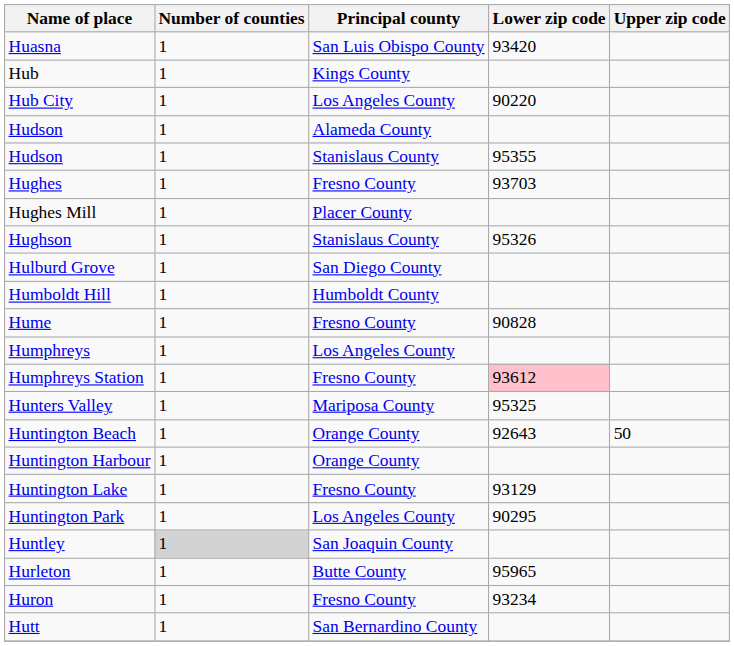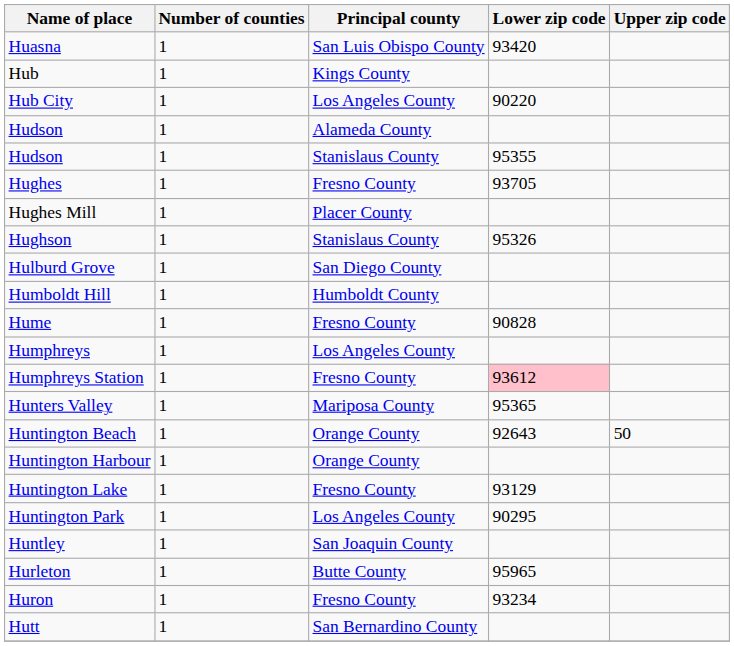(514, 184) 93703 -> (514, 184) 93705
(514, 405) 95325 -> (514, 405) 95365
(163, 543) lightgrey background -> (163, 543) no background
